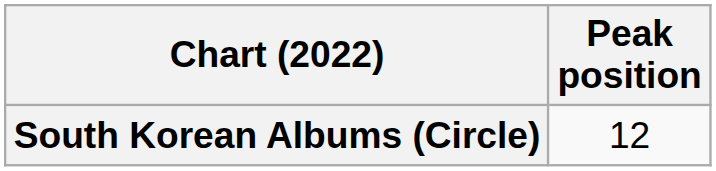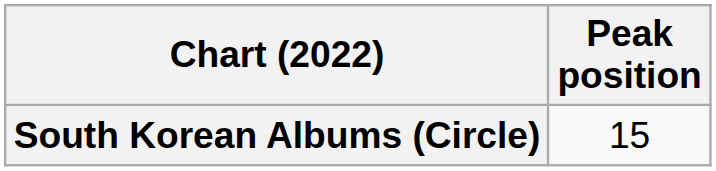(630, 134) 12 -> (630, 134) 15
